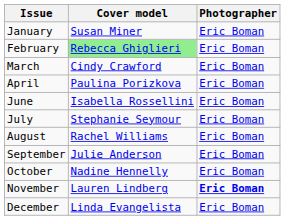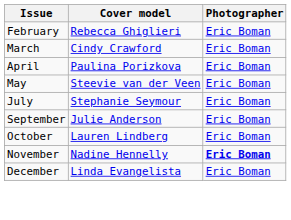- row: (30, 31)
(126, 48) lightgreen background -> (126, 31) no background
+ row: (17, 84)
- row: (20, 101)
- row: (26, 136)
(119, 171) Nadine Hennelly -> (119, 136) Lauren Lindberg
(119, 189) Lauren Lindberg -> (119, 154) Nadine Hennelly
